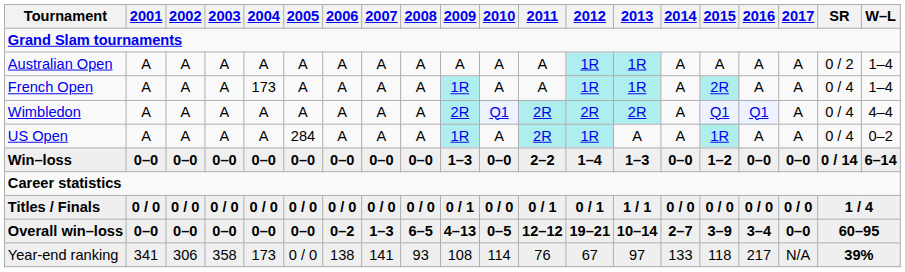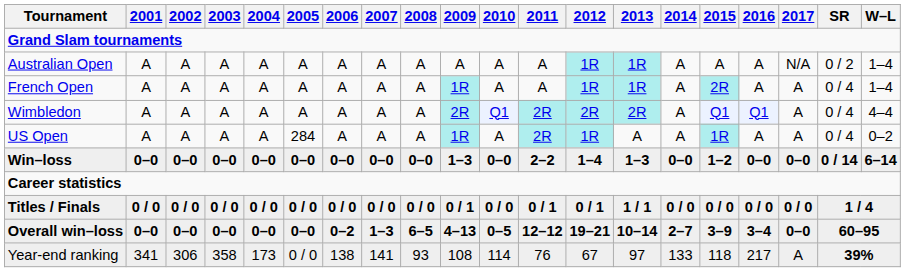(798, 64) A -> (798, 64) N/A
(264, 88) 173 -> (264, 88) A
(798, 255) N/A -> (798, 255) A
